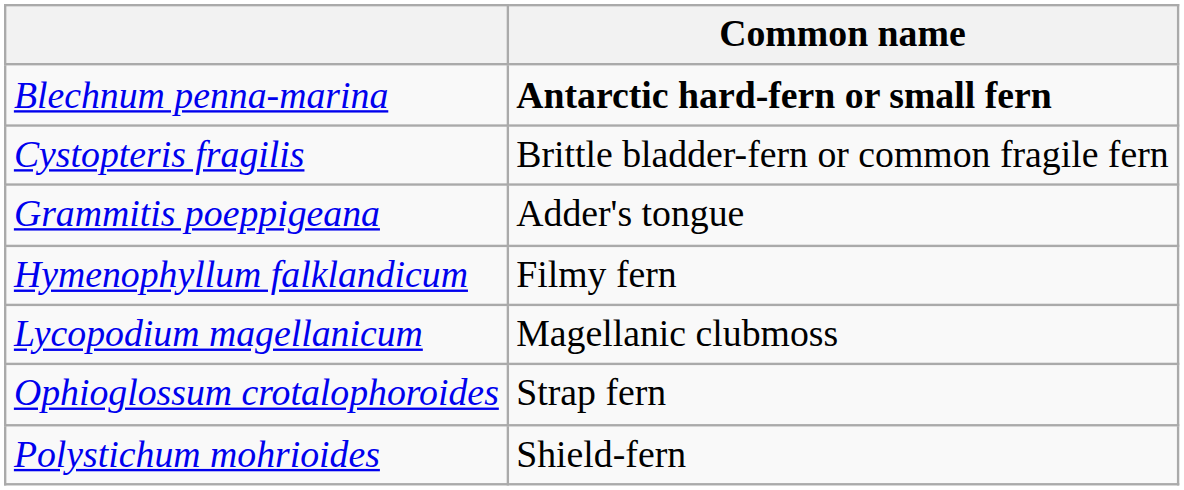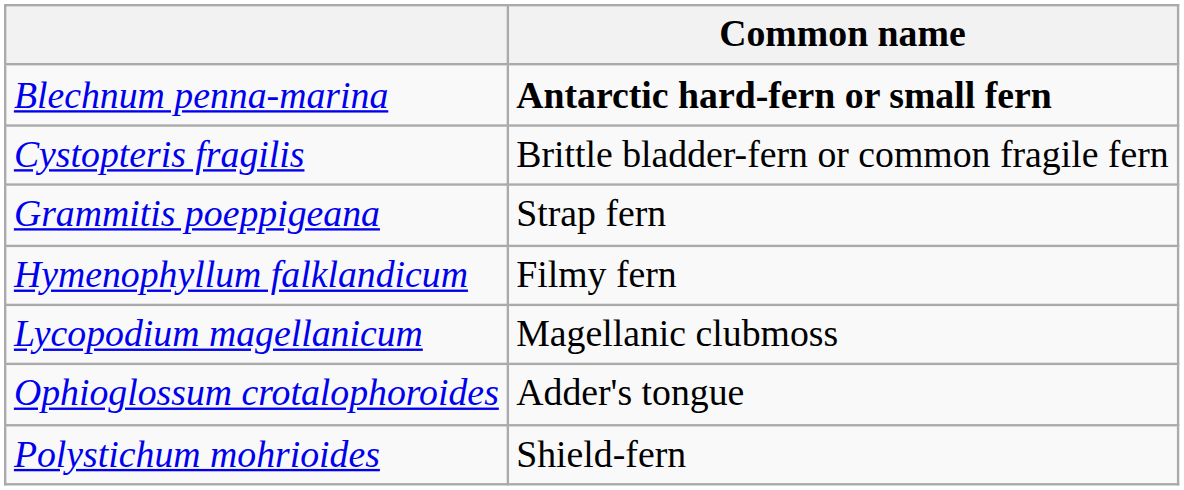(630, 214) Adder's tongue -> (591, 214) Strap fern
(591, 393) Strap fern -> (630, 393) Adder's tongue
